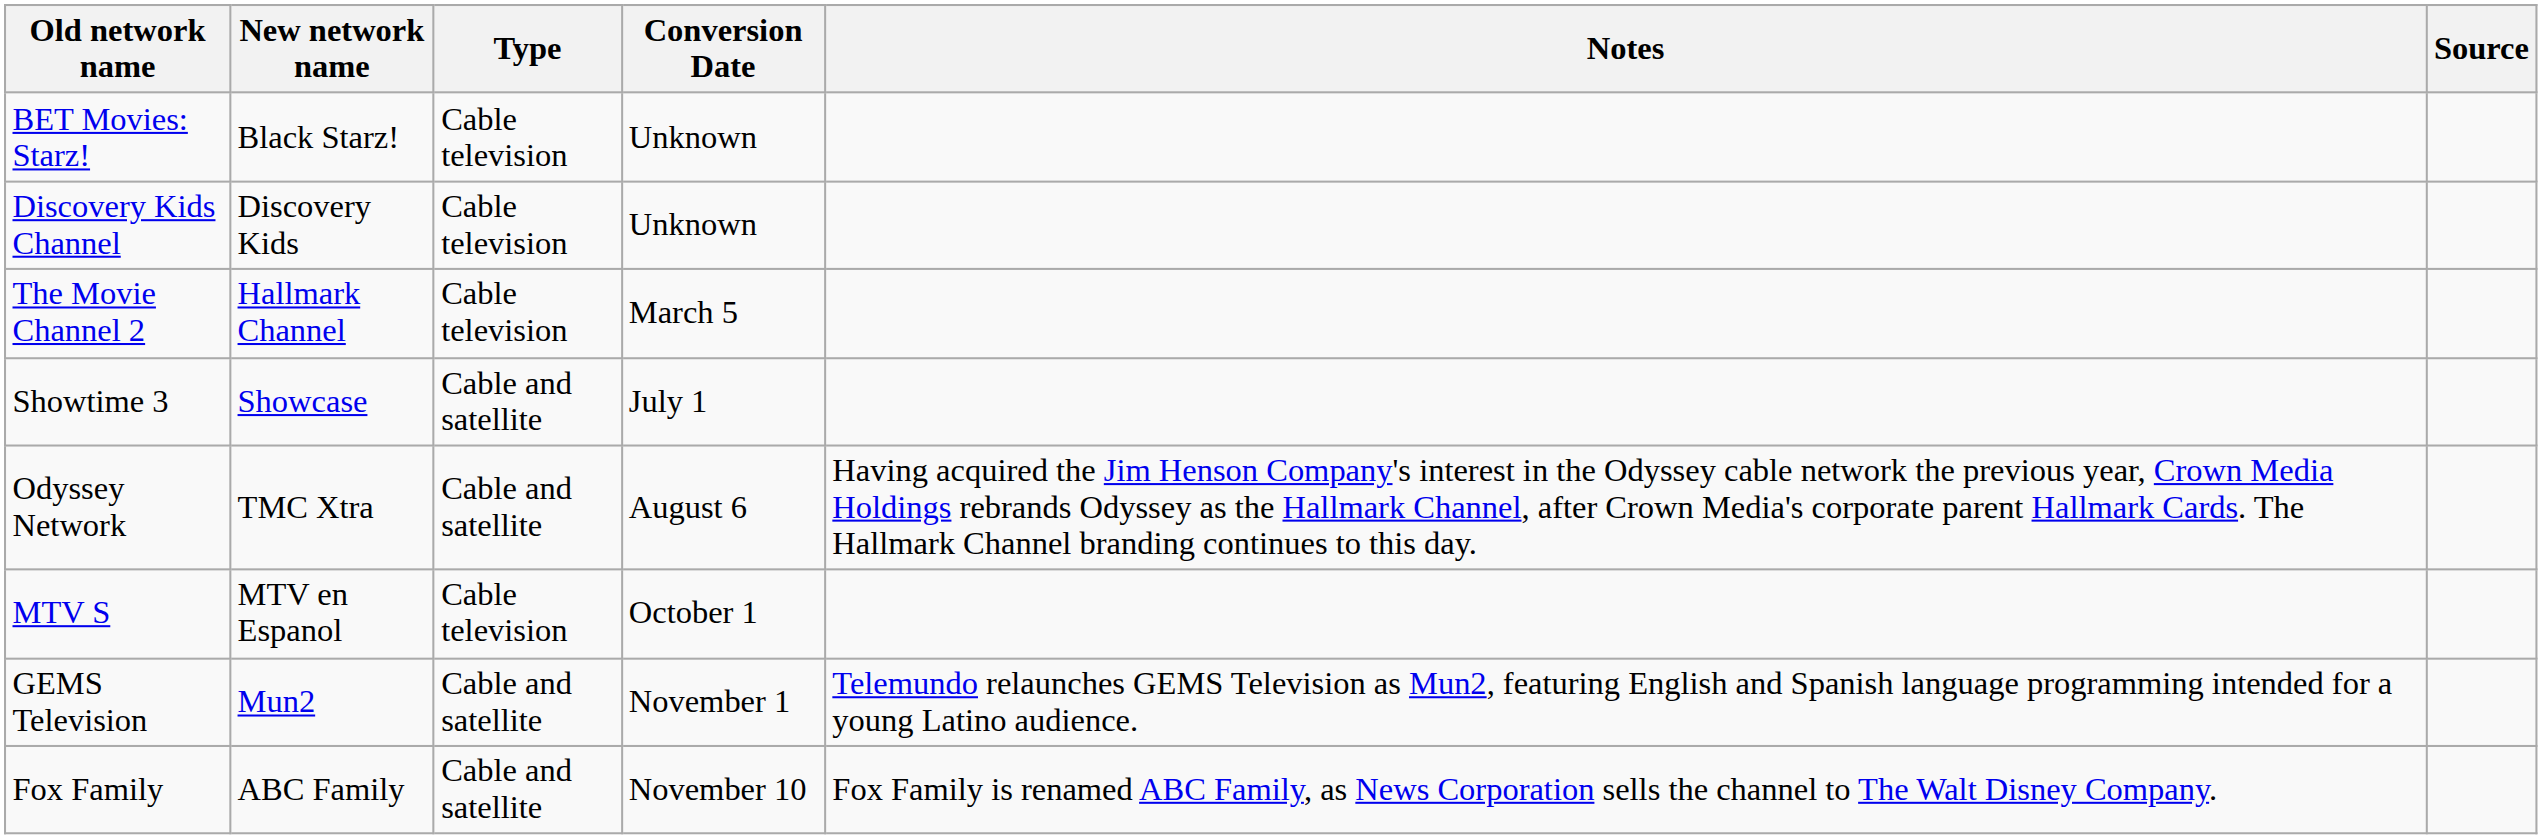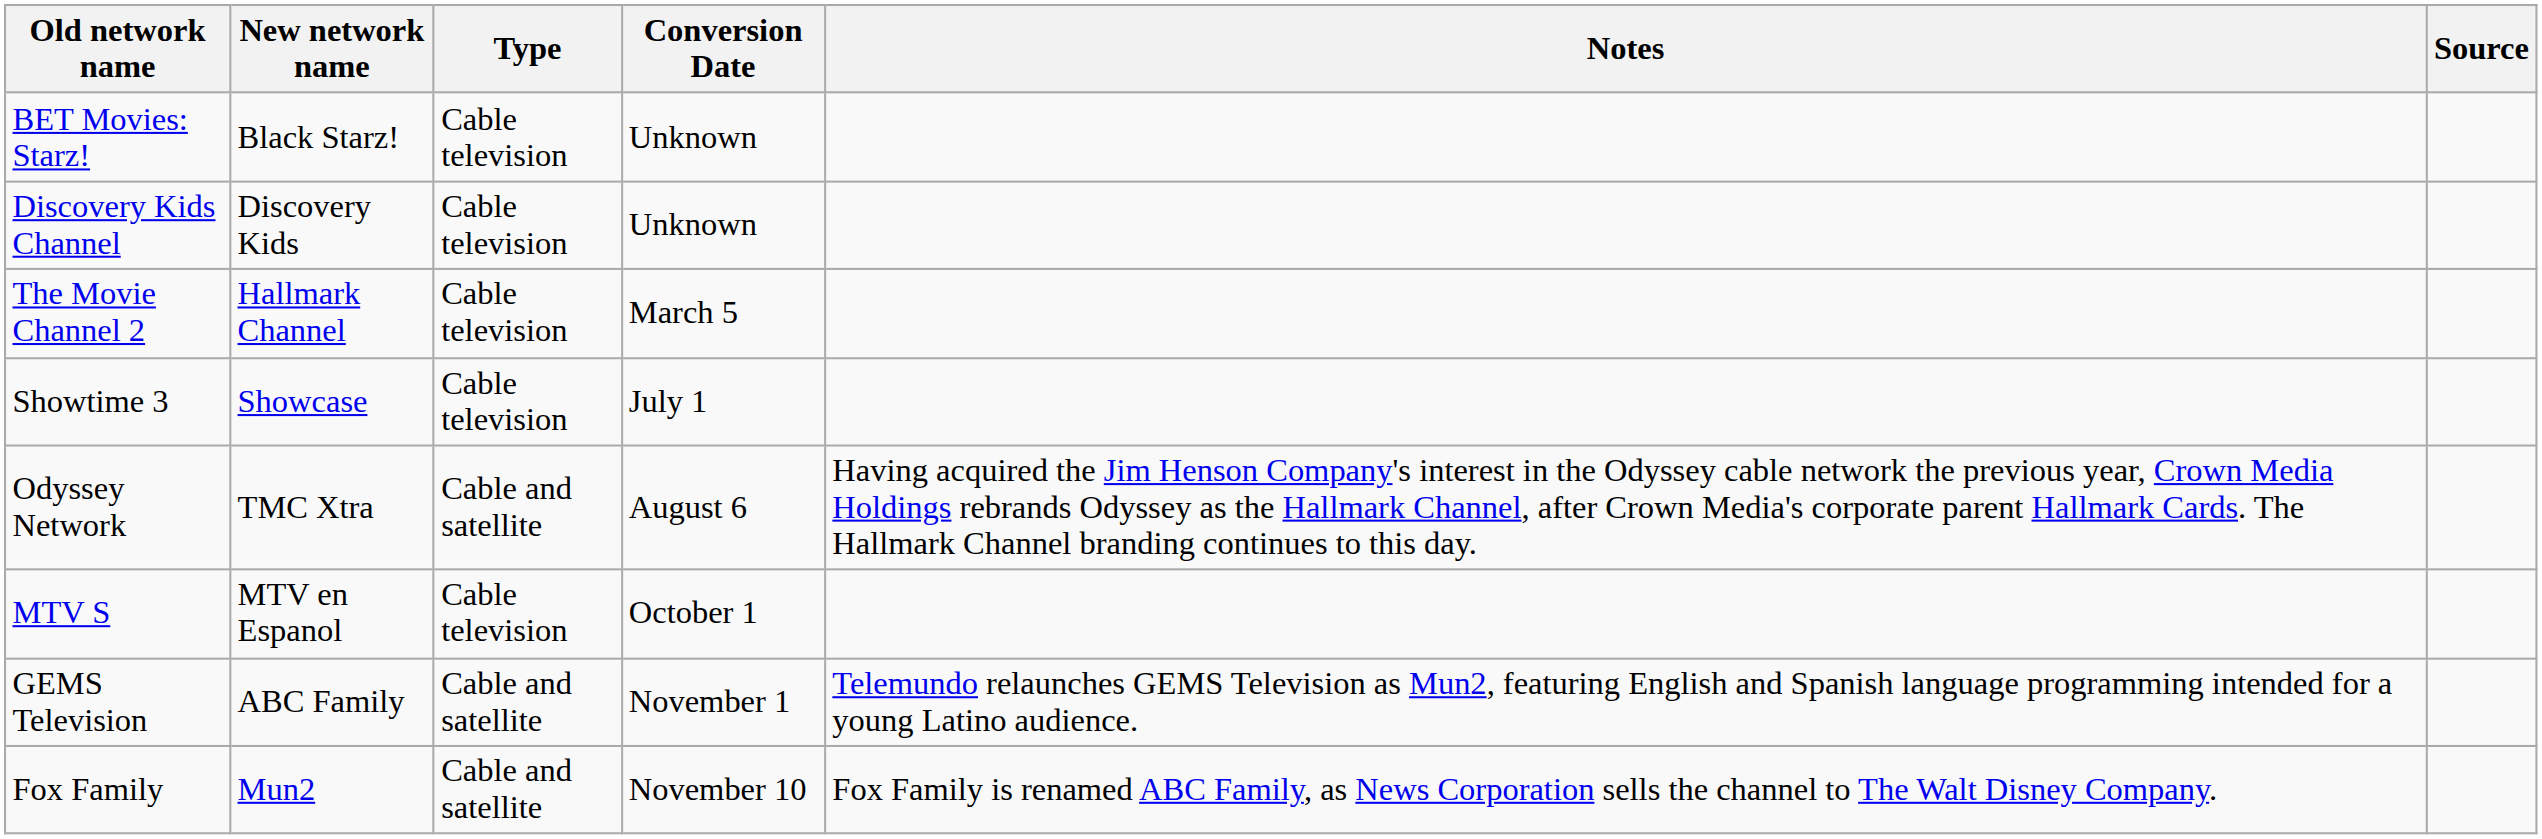(507, 400) Cable and satellite -> (504, 400) Cable television
(276, 701) Mun2 -> (321, 701) ABC Family
(321, 789) ABC Family -> (276, 789) Mun2
